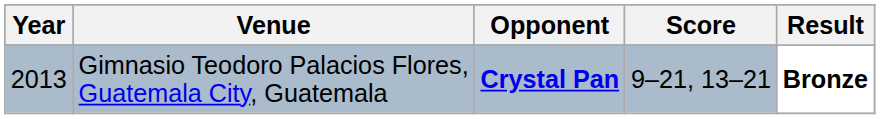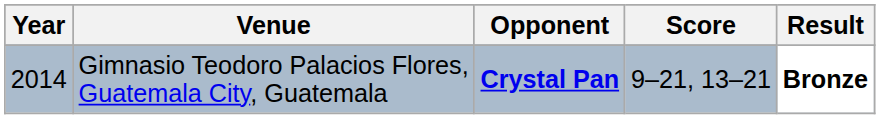(39, 79) 2013 -> (39, 79) 2014
